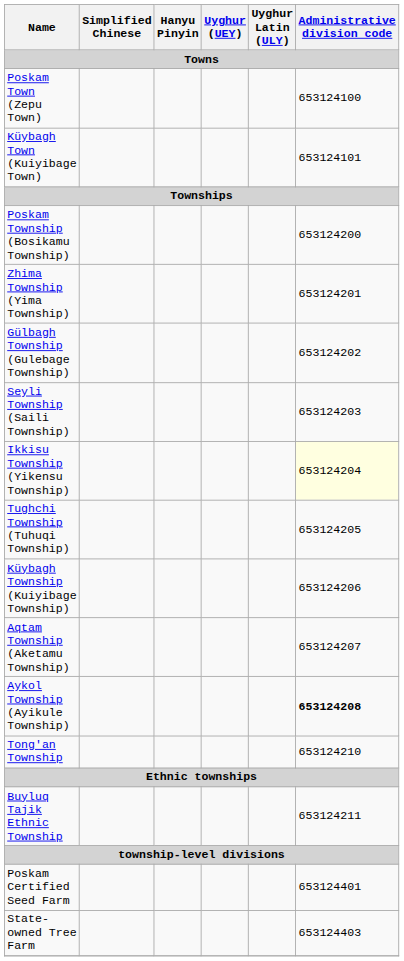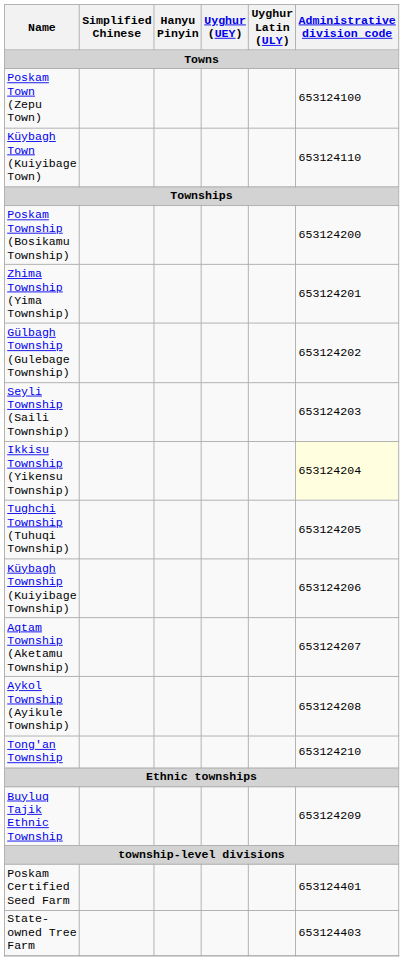(330, 157) 653124101 -> (330, 157) 653124110
(330, 706) bold -> (330, 706) normal
(330, 816) 653124211 -> (330, 816) 653124209
